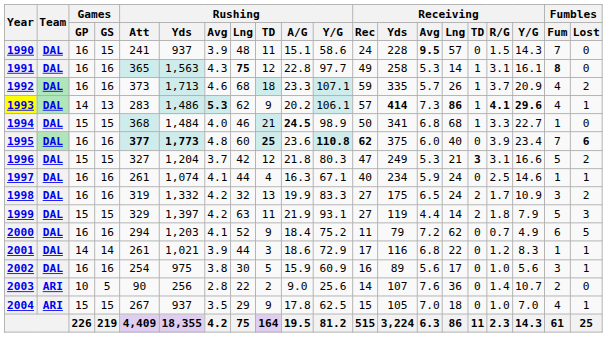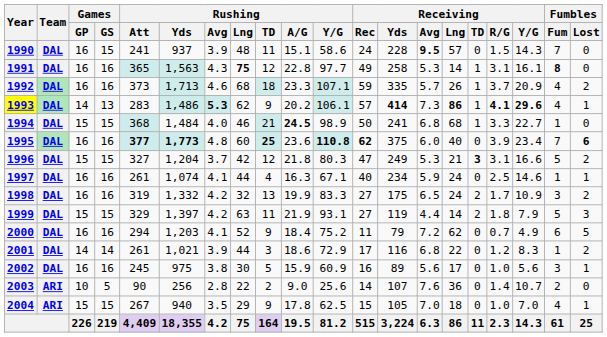(397, 123) 341 -> (397, 123) 241
(586, 250) 1 -> (586, 250) 2
(139, 269) 254 -> (139, 269) 245
(182, 305) 937 -> (182, 305) 940
